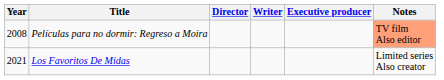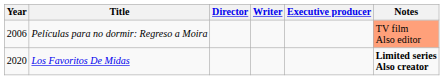(17, 34) 2008 -> (17, 34) 2006
(17, 61) 2021 -> (17, 61) 2020
(405, 61) normal -> (406, 61) bold
